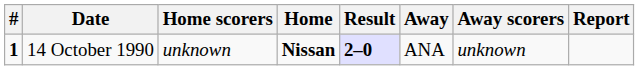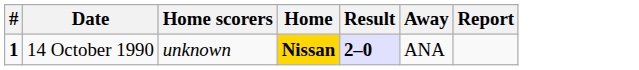- column: (511, 19)
(308, 49) no background -> (308, 49) gold background
